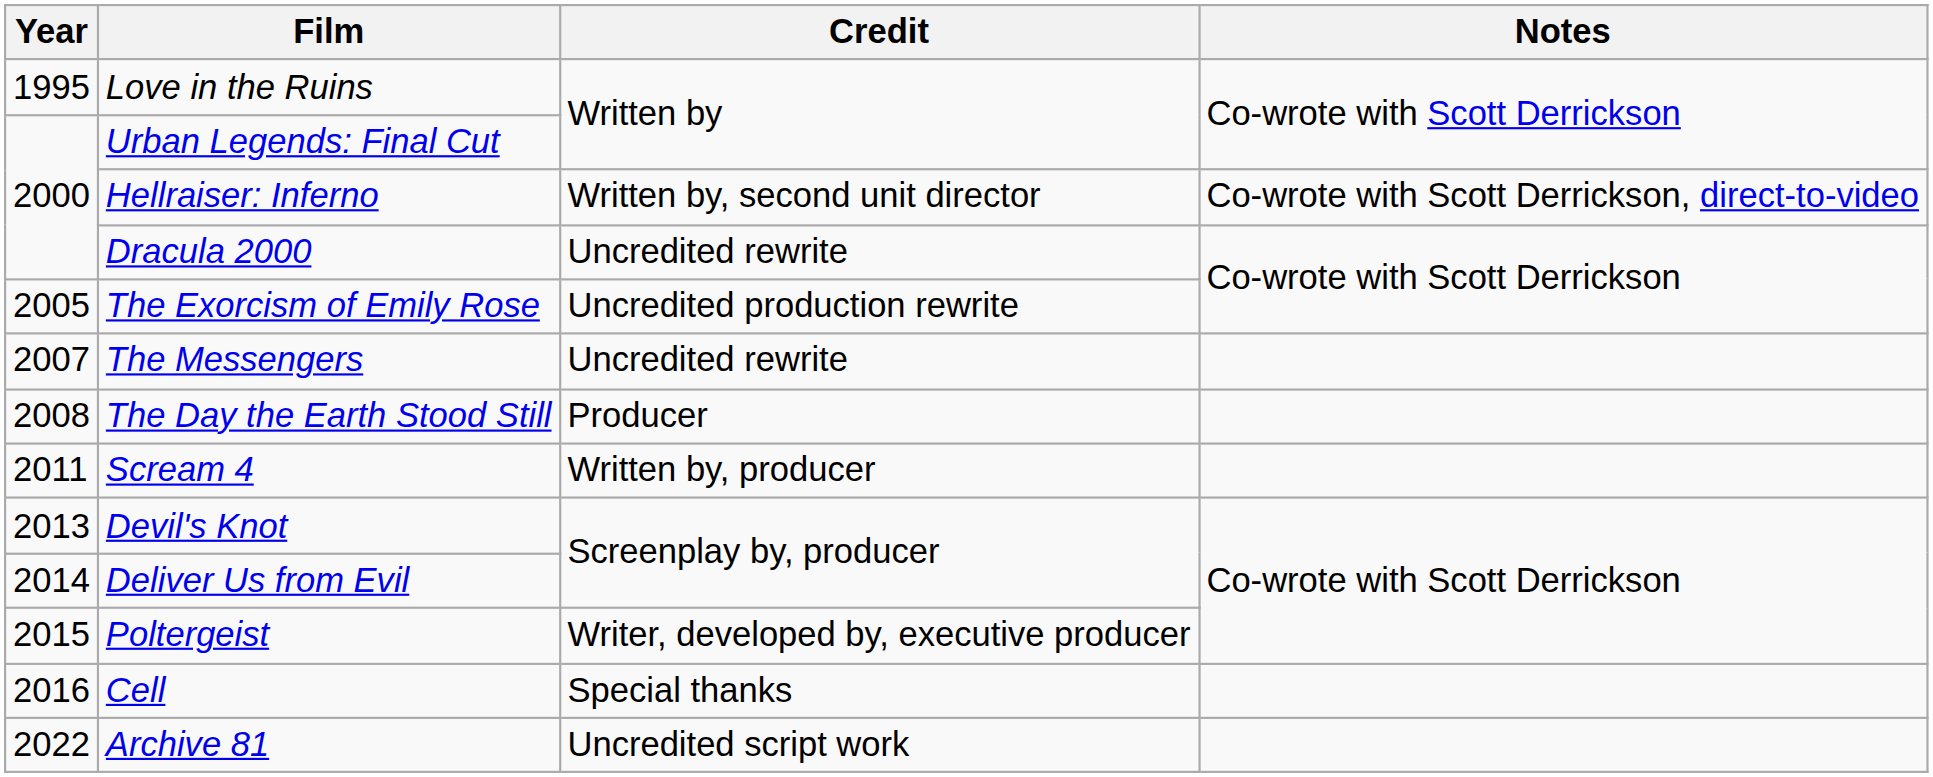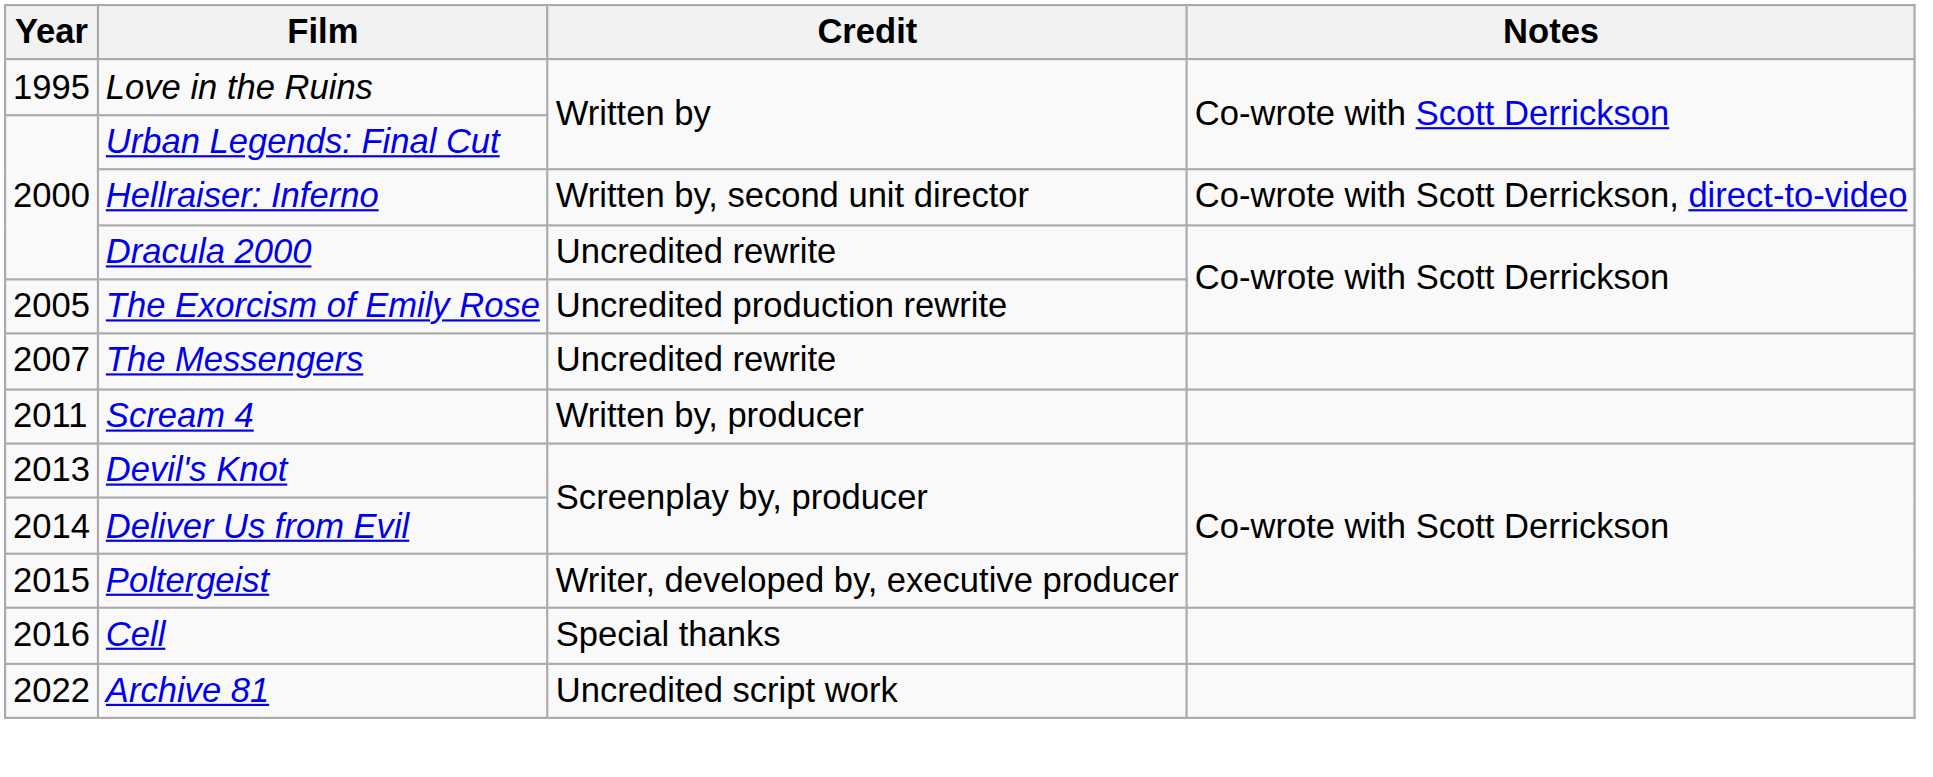- row: (329, 415)
